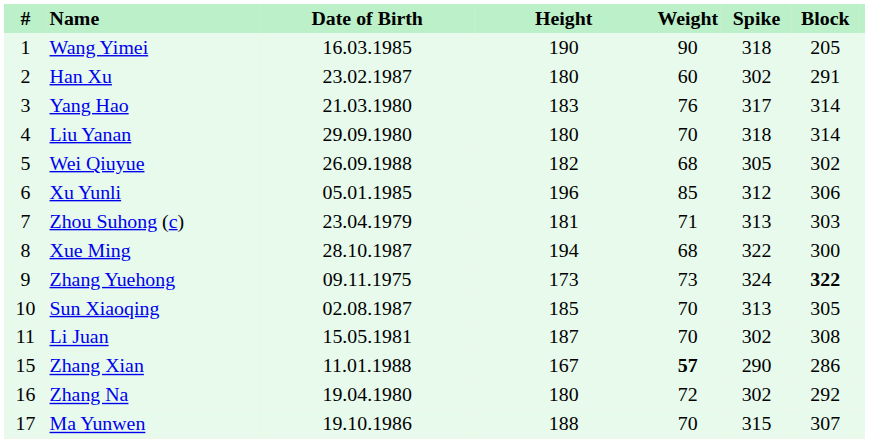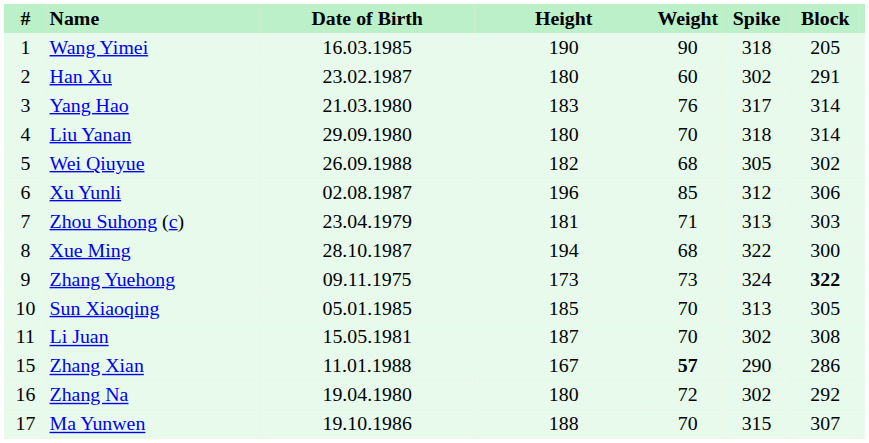(367, 192) 05.01.1985 -> (367, 192) 02.08.1987
(367, 308) 02.08.1987 -> (367, 308) 05.01.1985
